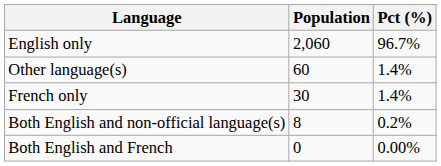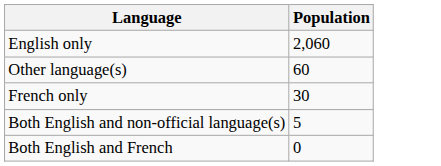- column: (405, 17)
(297, 122) 8 -> (297, 122) 5
